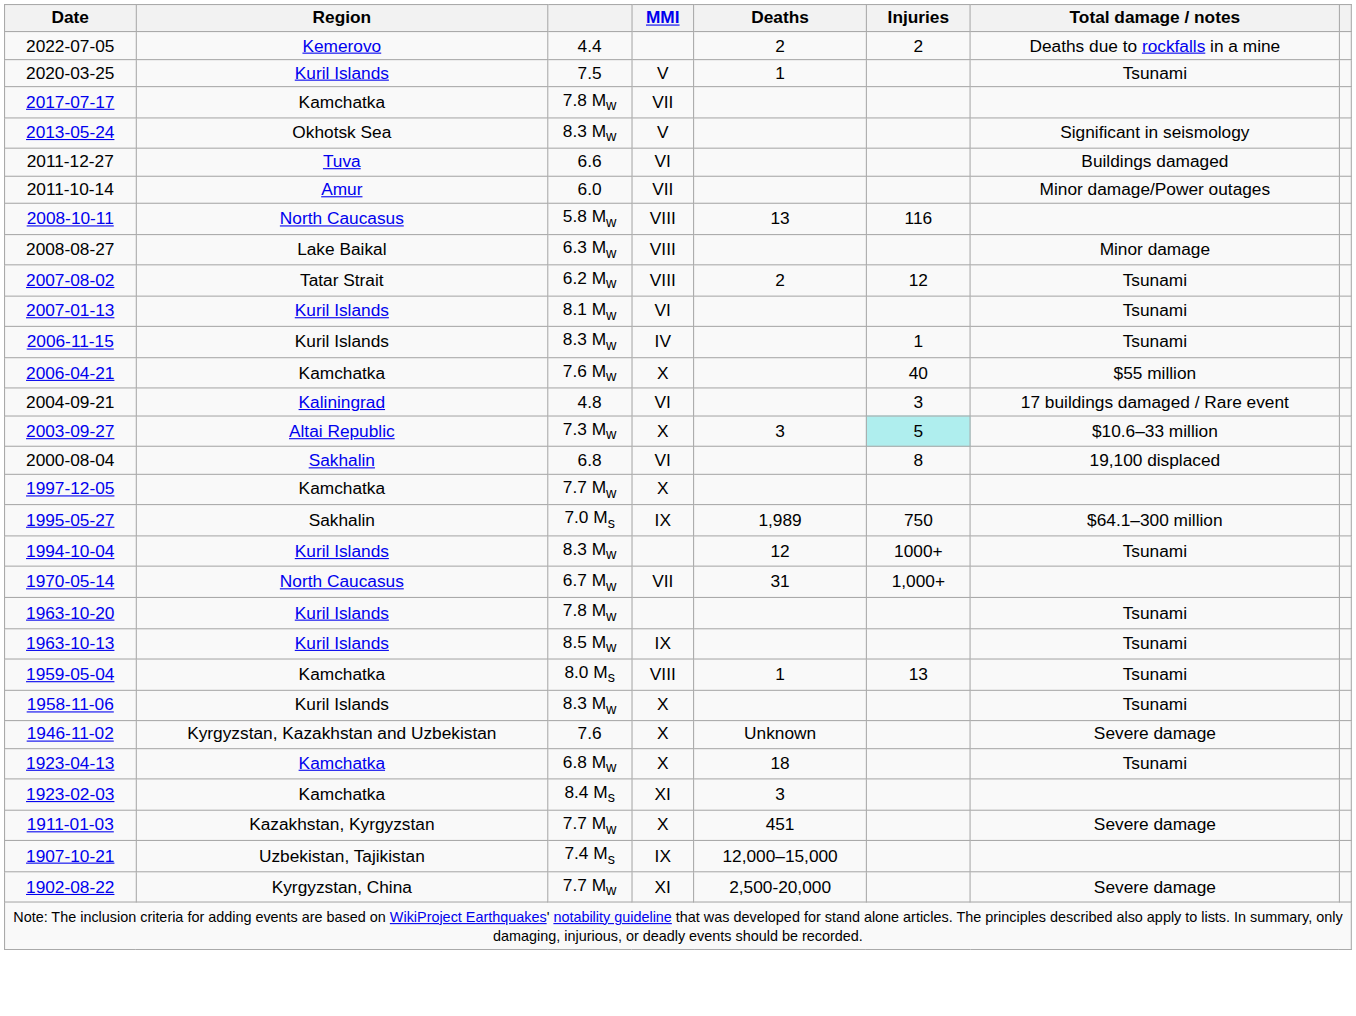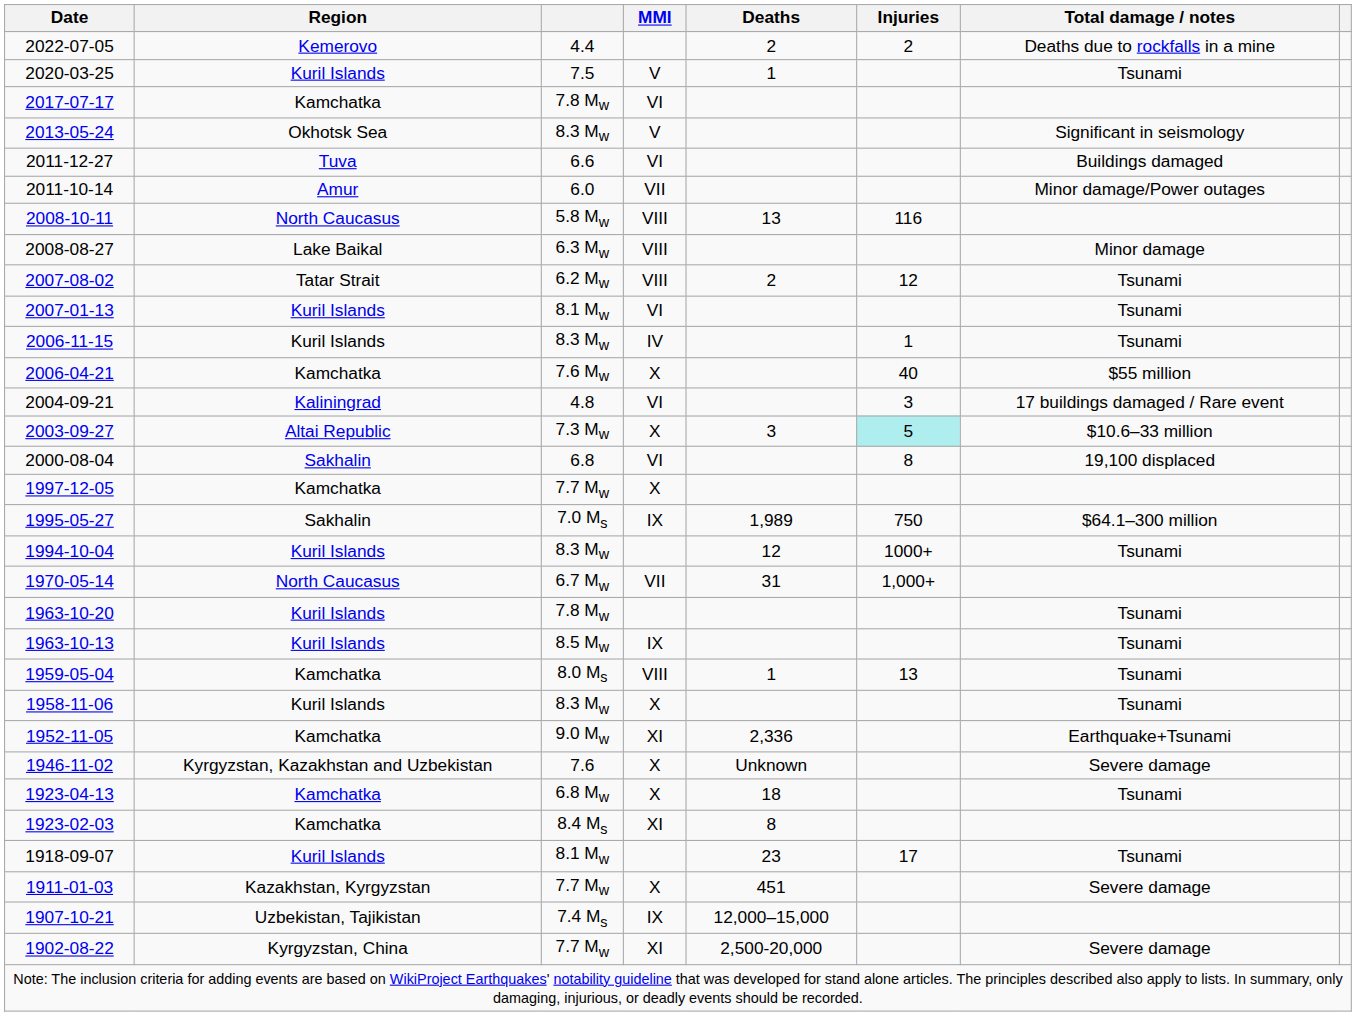(663, 102) VII -> (655, 102) VI
+ row: (70, 736)
(780, 794) 3 -> (771, 825) 8
+ row: (70, 856)
